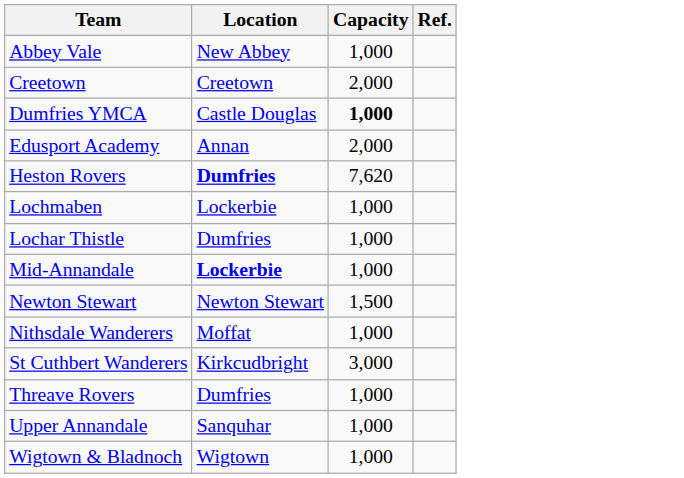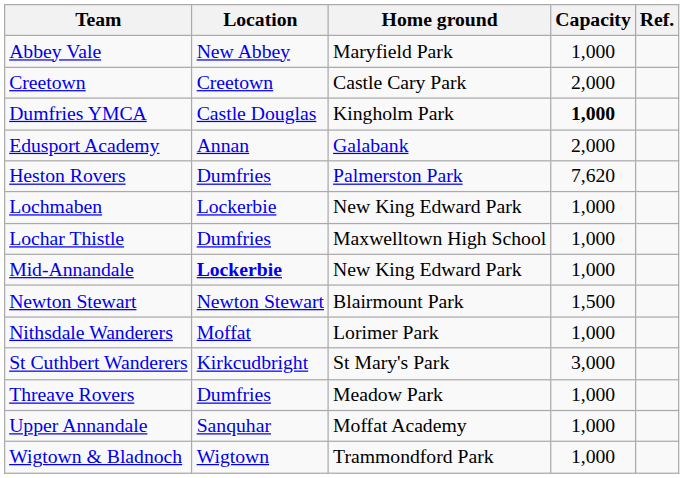+ column: (440, 20)
(236, 176) bold -> (234, 176) normal
